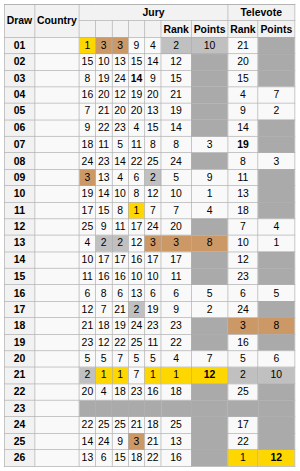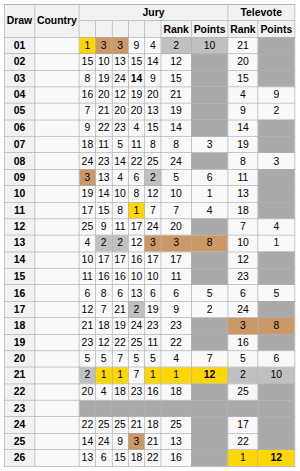(276, 95) 7 -> (276, 95) 9
(243, 144) bold -> (243, 144) normal
(210, 177) 9 -> (210, 177) 6
